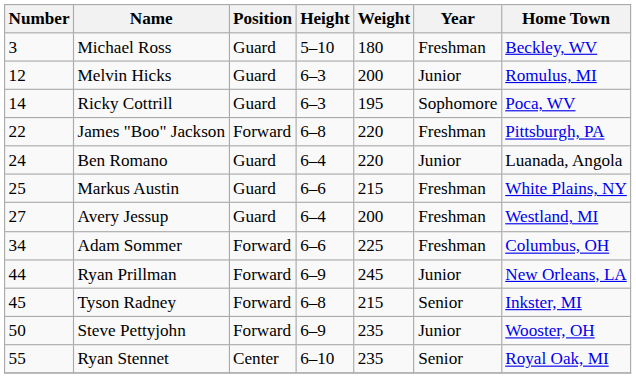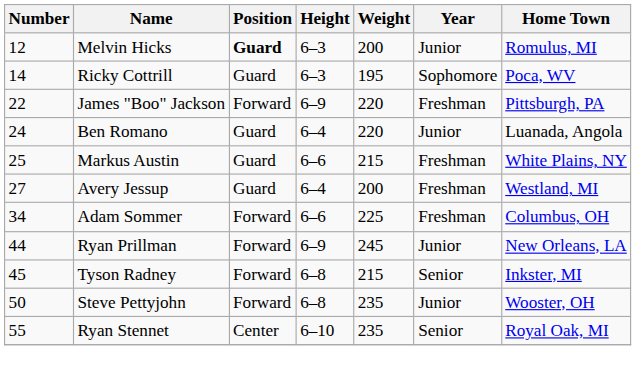- row: (125, 47)
(254, 75) normal -> (257, 47) bold
(313, 132) 6–8 -> (313, 103) 6–9
(313, 330) 6–9 -> (313, 302) 6–8
